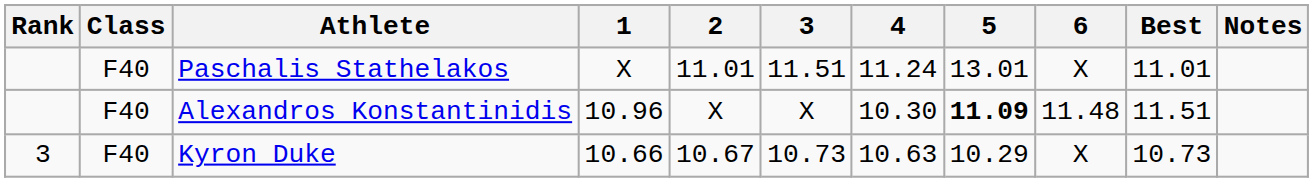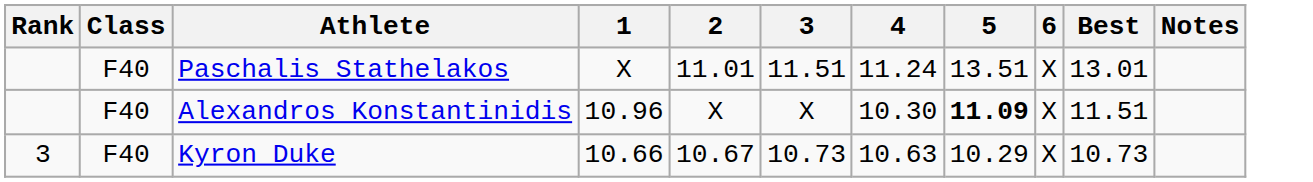(989, 69) 13.01 -> (989, 69) 13.51
(1172, 69) 11.01 -> (1109, 69) 13.01
(1081, 112) 11.48 -> (1049, 112) X
